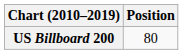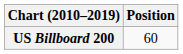(151, 37) 80 -> (151, 37) 60
